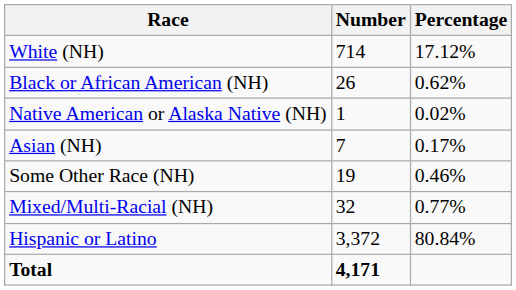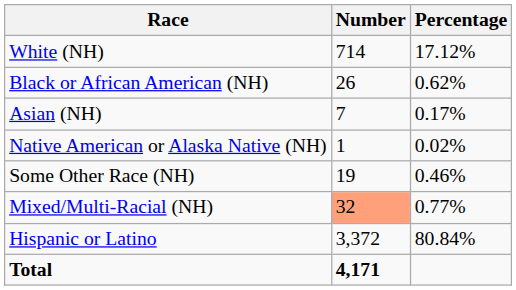rows swapped: (168, 113) <-> (55, 144)
(346, 207) no background -> (346, 207) lightsalmon background
